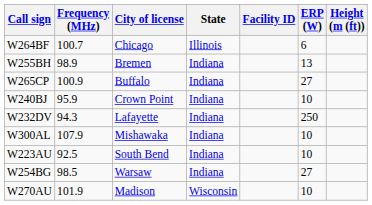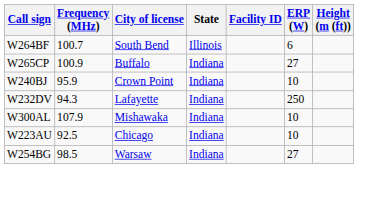(134, 44) Chicago -> (142, 44) South Bend
- row: (29, 63)
(142, 154) South Bend -> (134, 136) Chicago
- row: (29, 191)
